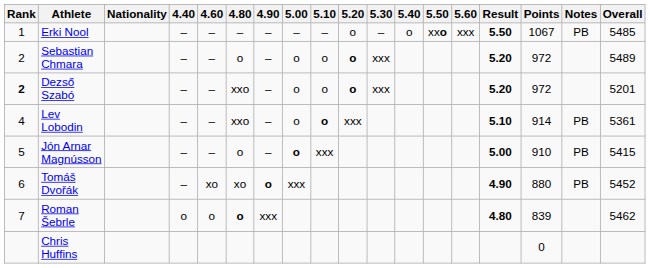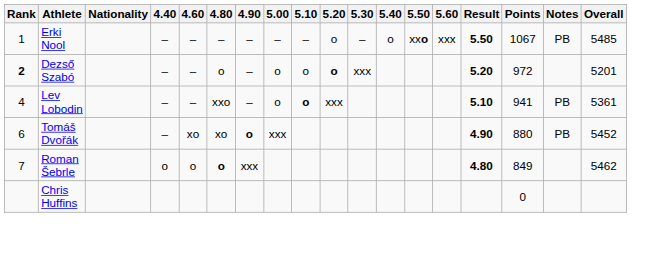- row: (67, 57)
(240, 89) xxo -> (221, 71) o
(542, 121) 914 -> (523, 102) 941
- row: (71, 152)
(542, 216) 839 -> (523, 165) 849
